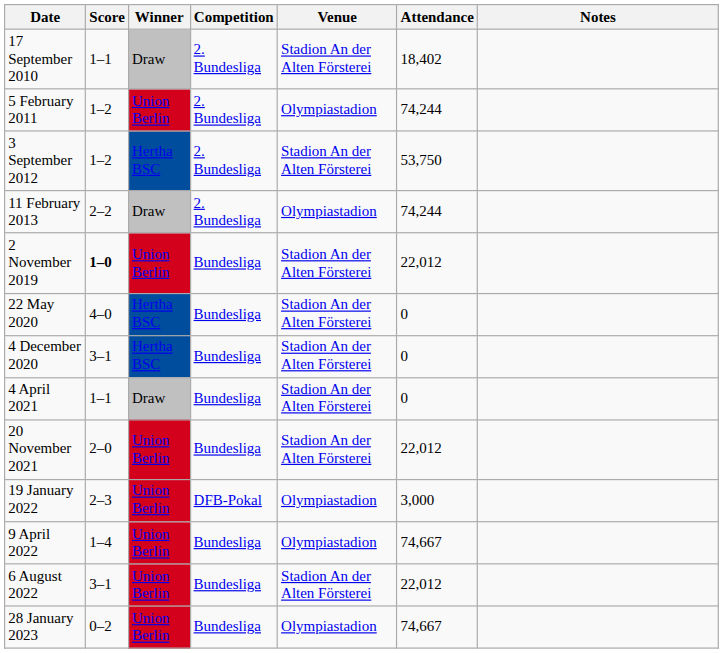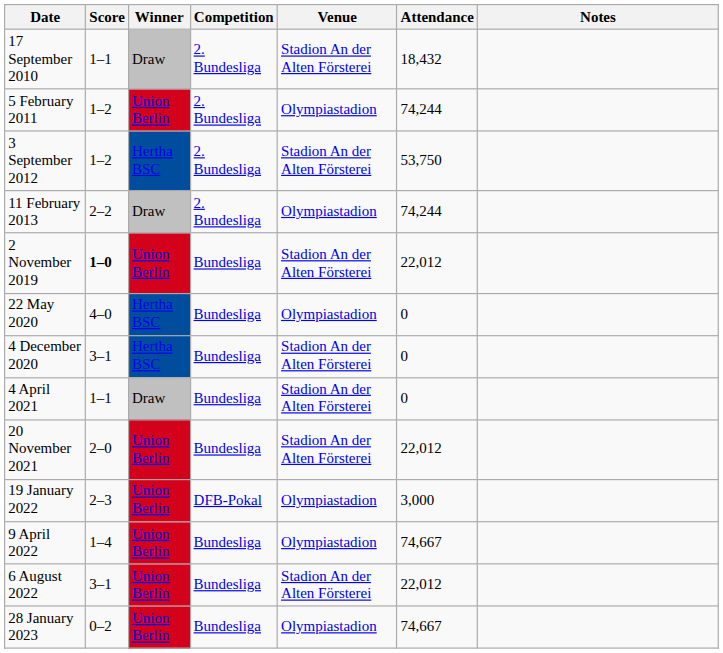(421, 58) 18,402 -> (421, 58) 18,432
(326, 313) Stadion An der Alten Försterei -> (329, 313) Olympiastadion
